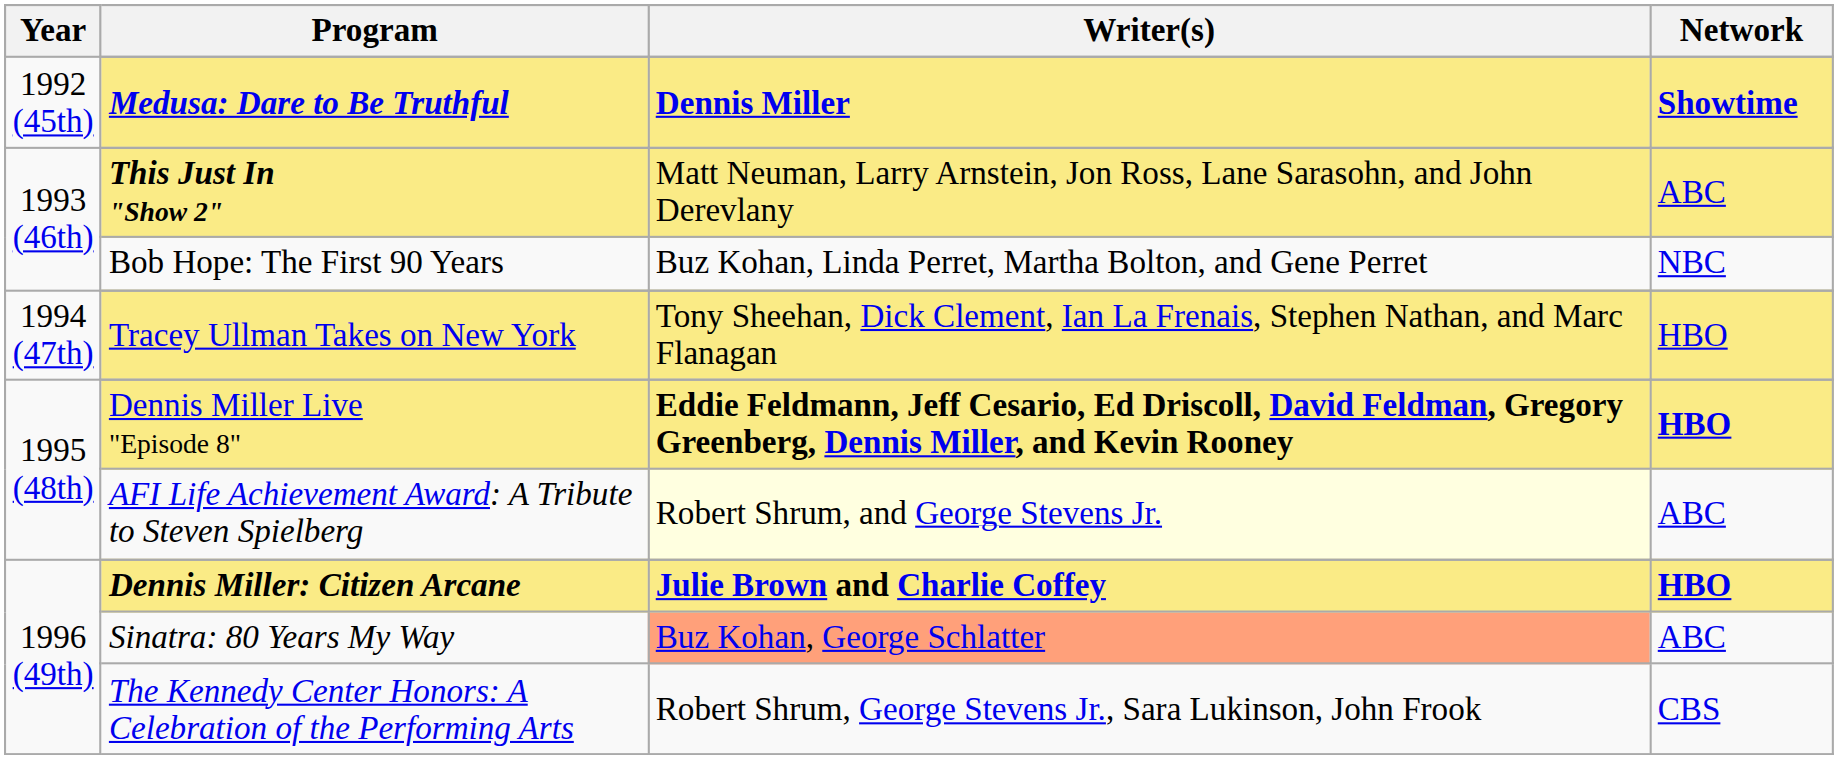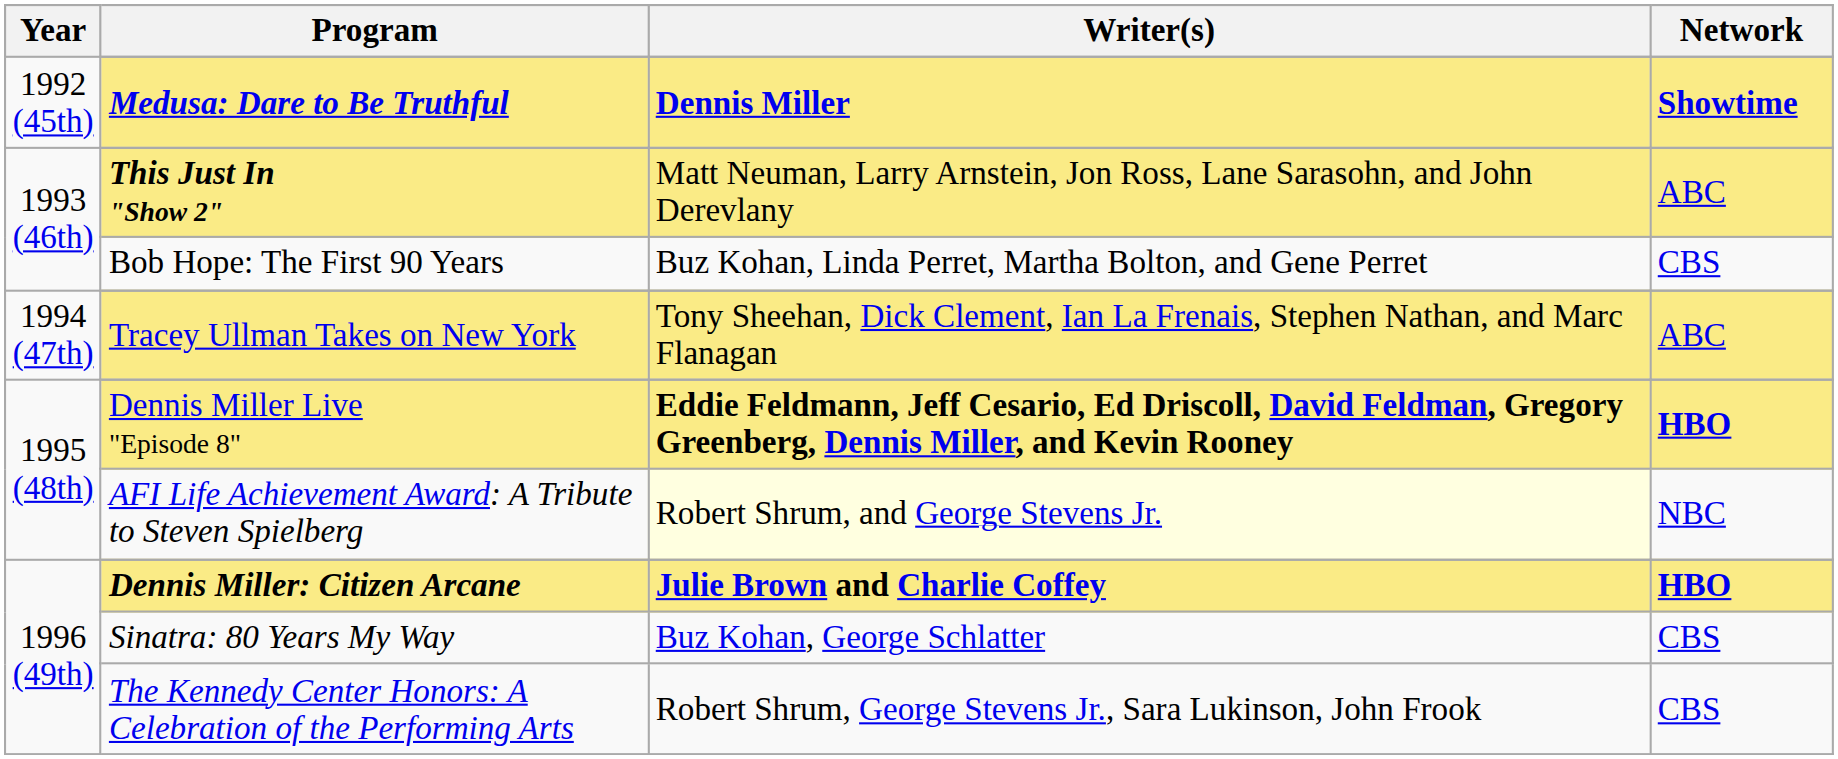(1692, 262) NBC -> (1689, 262) CBS
(1693, 334) HBO -> (1692, 334) ABC
(1692, 513) ABC -> (1692, 513) NBC
(850, 637) lightsalmon background -> (850, 637) no background
(1692, 637) ABC -> (1689, 637) CBS
